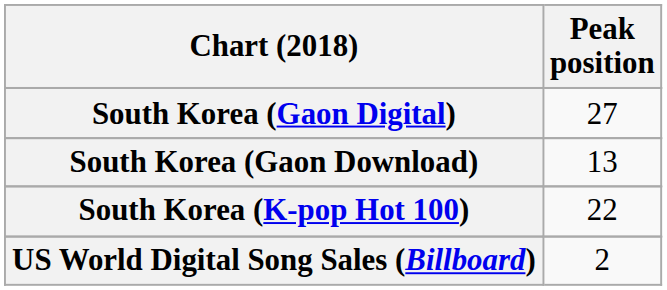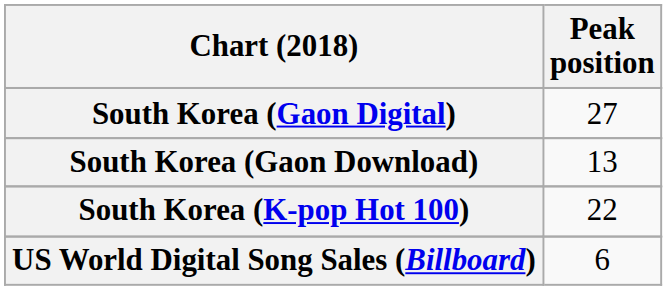(602, 259) 2 -> (602, 259) 6
